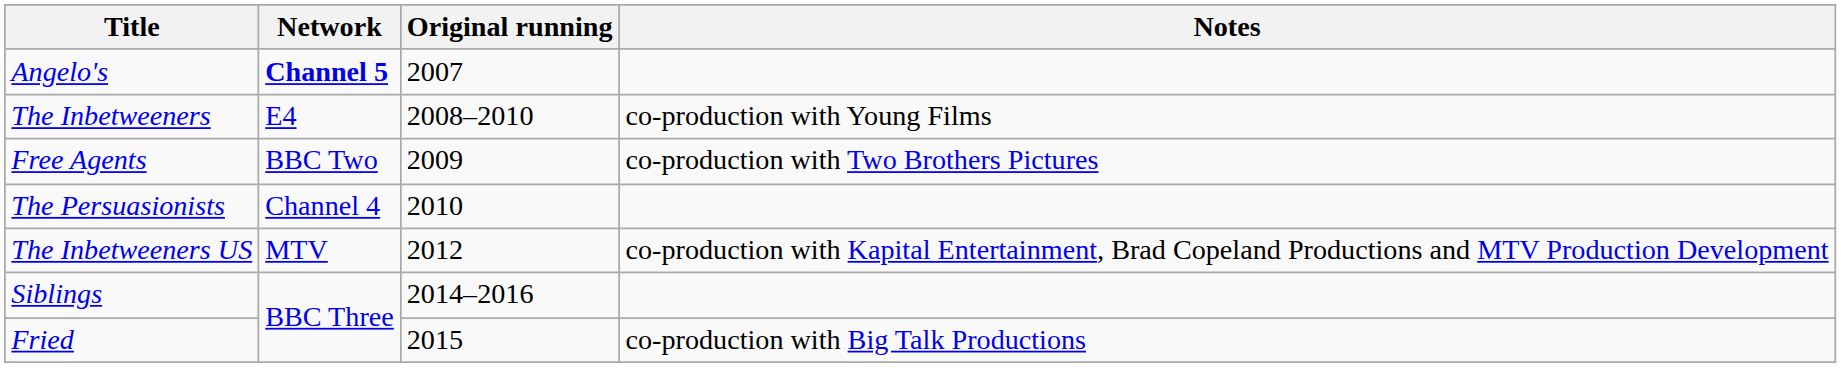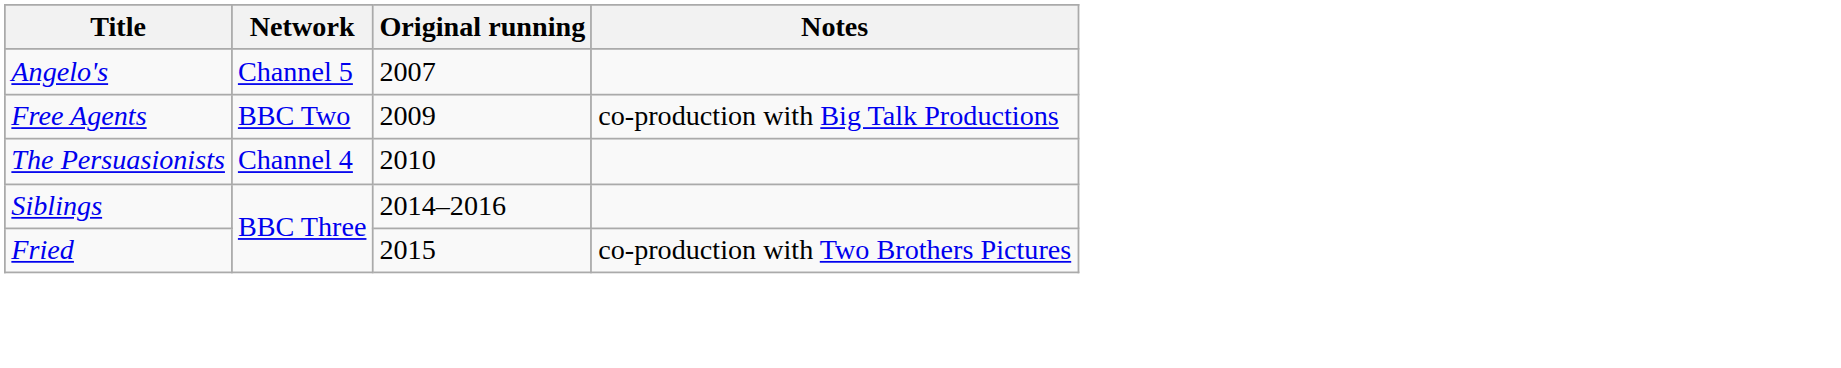(327, 71) bold -> (295, 71) normal
- row: (111, 116)
(862, 160) co-production with Two Brothers Pictures -> (828, 116) co-production with Big Talk Productions
- row: (132, 250)
(856, 339) co-production with Big Talk Productions -> (835, 250) co-production with Two Brothers Pictures
